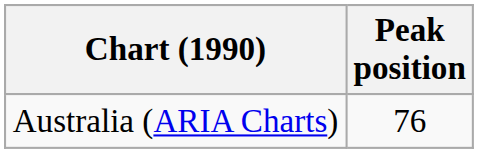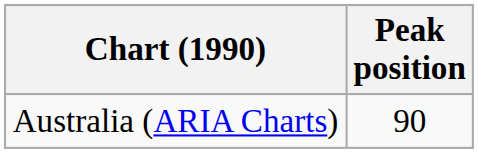(410, 120) 76 -> (410, 120) 90
